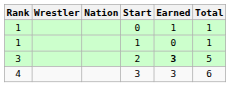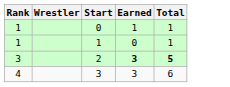- column: (101, 12)
(209, 58) normal -> (170, 58) bold
